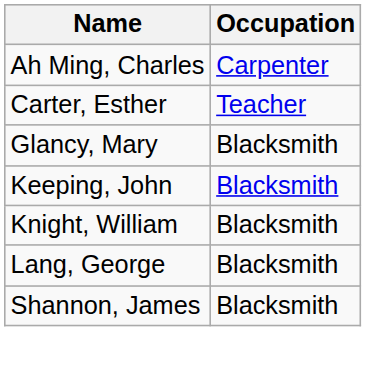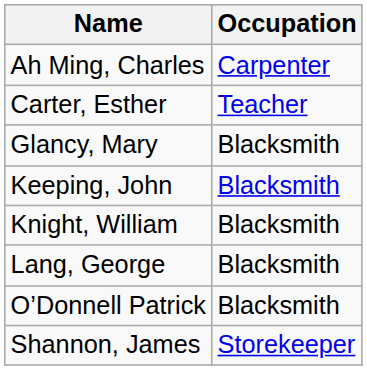+ row: (108, 305)
(277, 305) Blacksmith -> (286, 345) Storekeeper
